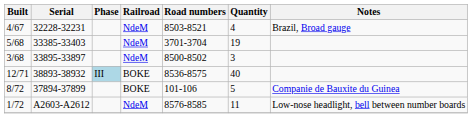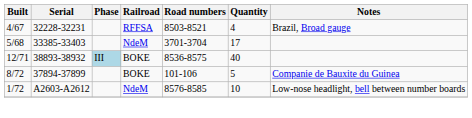(136, 27) NdeM -> (138, 27) RFFSA
(235, 43) 19 -> (235, 43) 17
- row: (15, 58)
(235, 105) 11 -> (235, 89) 10
